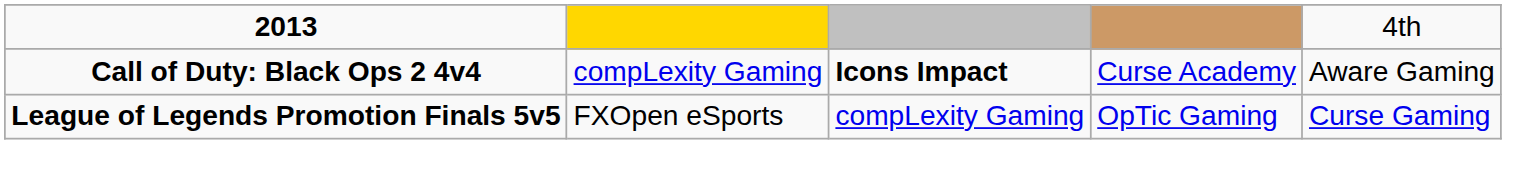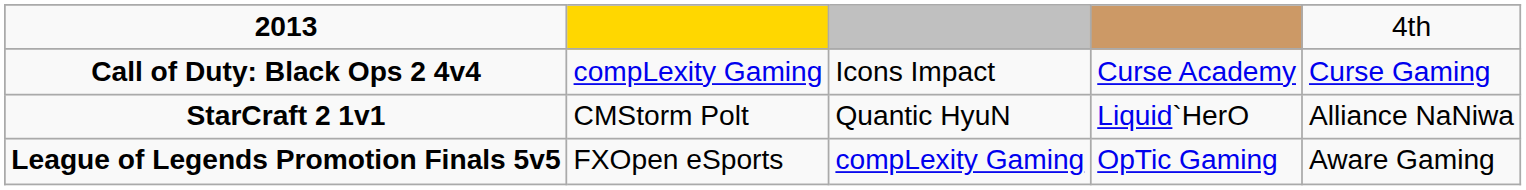(921, 71) bold -> (915, 71) normal
(1402, 71) Aware Gaming -> (1400, 71) Curse Gaming
+ row: (286, 116)
(1400, 116) Curse Gaming -> (1402, 160) Aware Gaming
